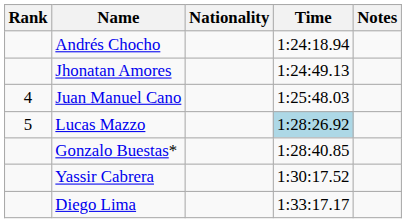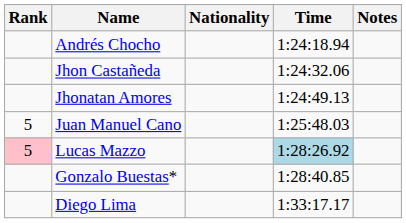+ row: (108, 71)
(28, 97) 4 -> (28, 124) 5
(28, 124) no background -> (28, 151) pink background
- row: (105, 177)
